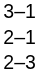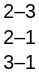rows swapped: (20, 11) <-> (20, 63)
